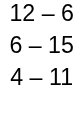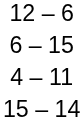+ row: (42, 109)
